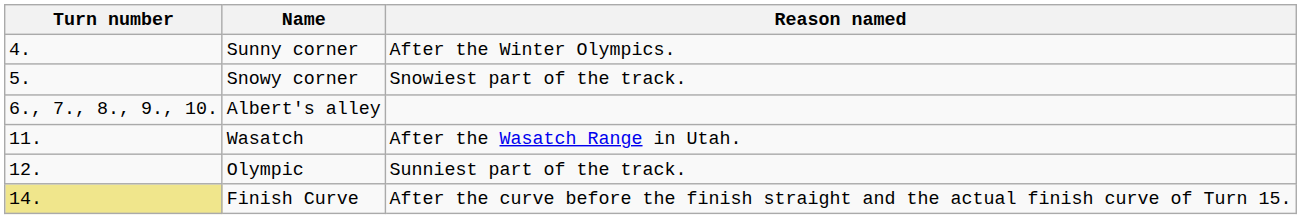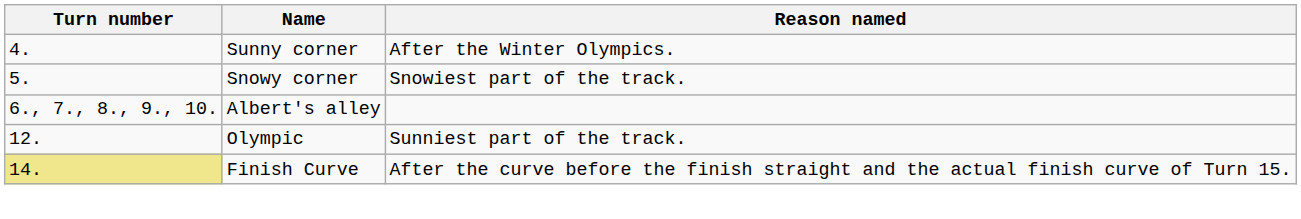- row: (265, 139)
